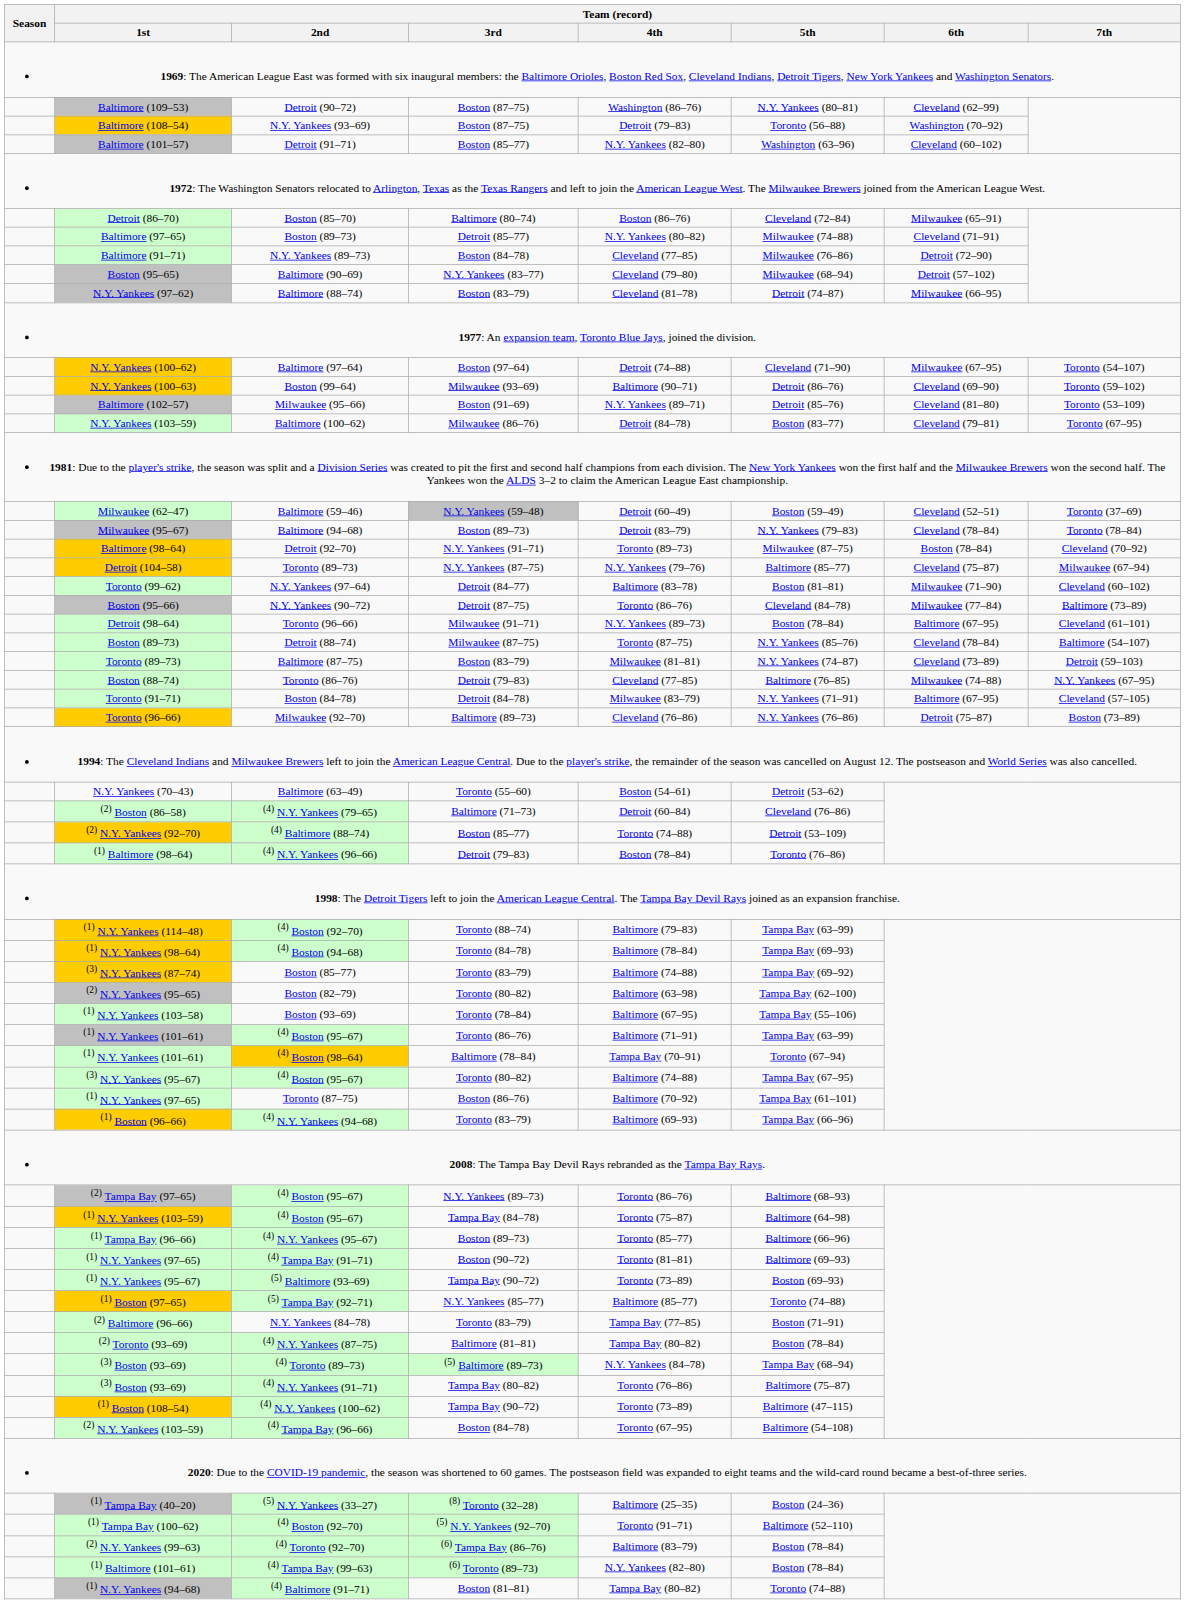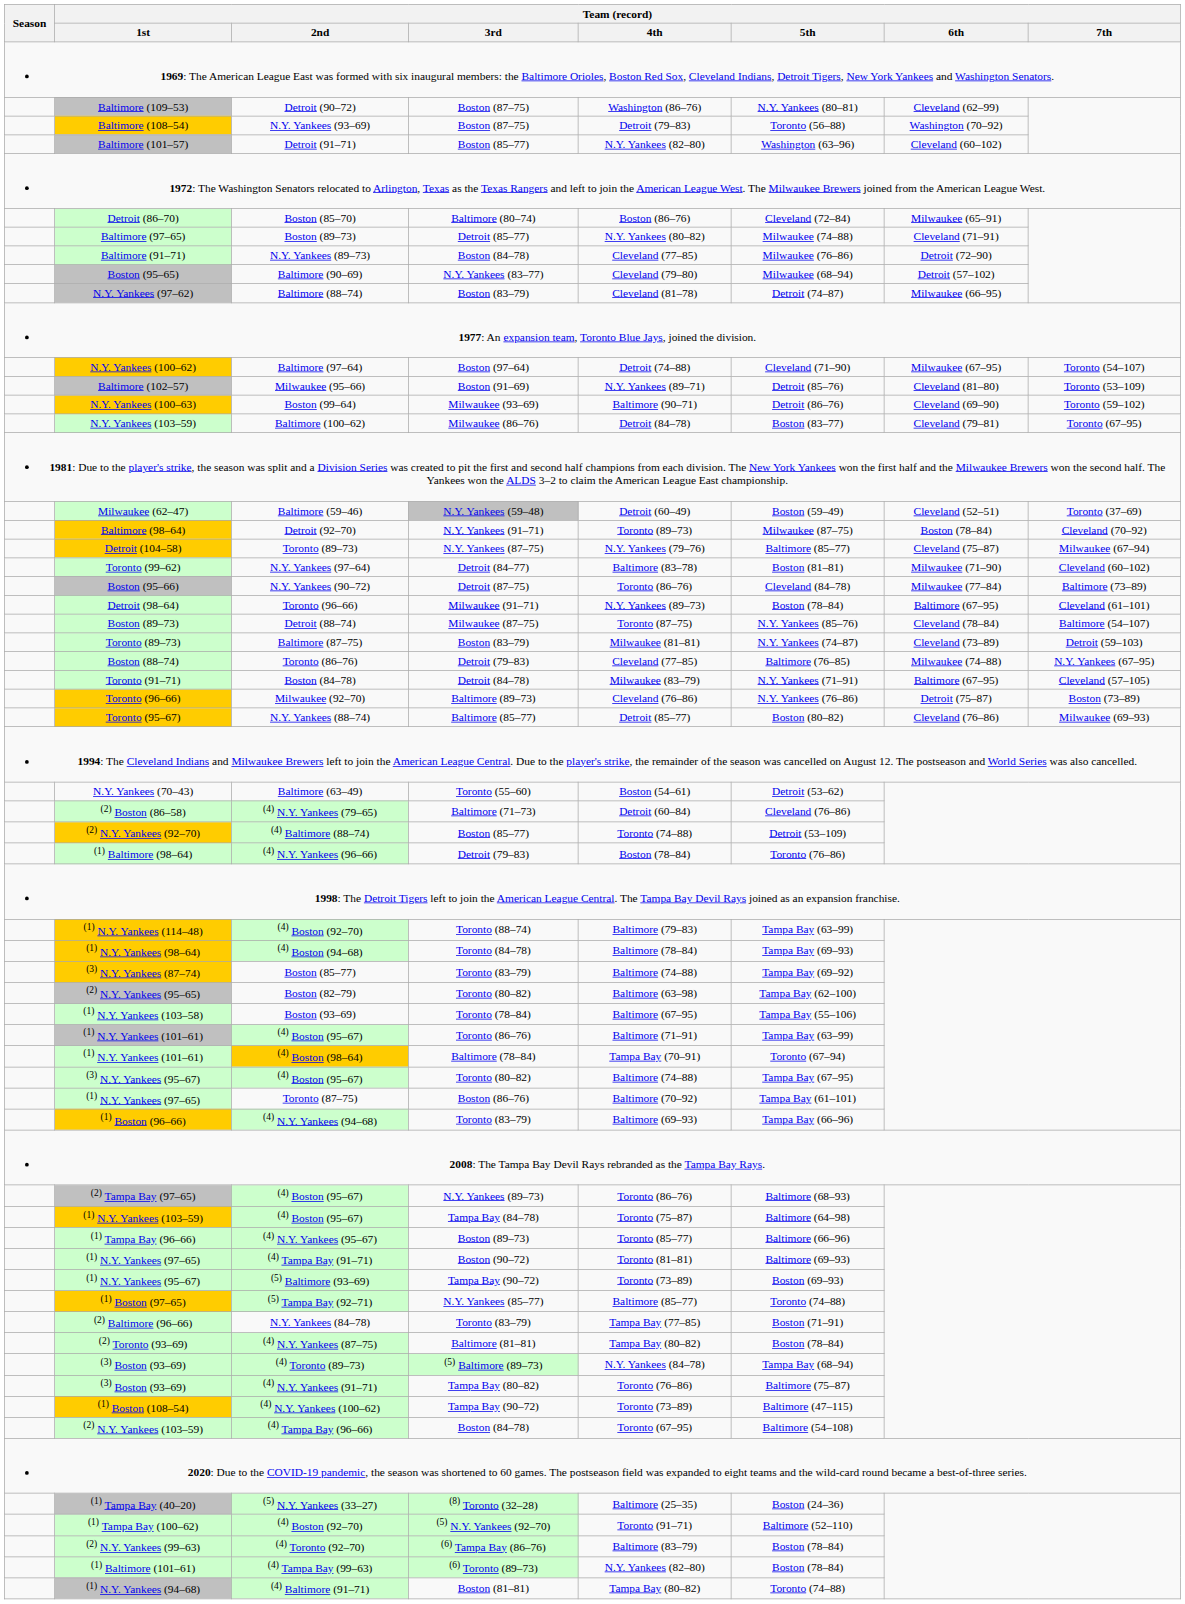rows swapped: (143, 386) <-> (143, 404)
- row: (143, 529)
+ row: (143, 717)
